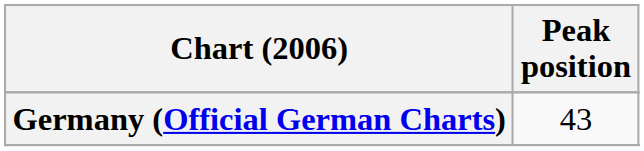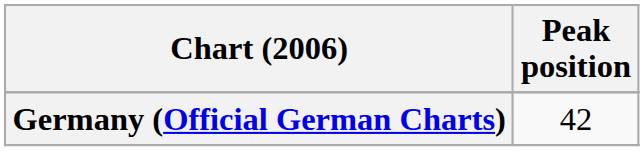(576, 118) 43 -> (576, 118) 42
